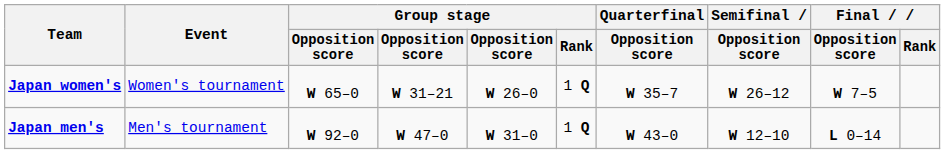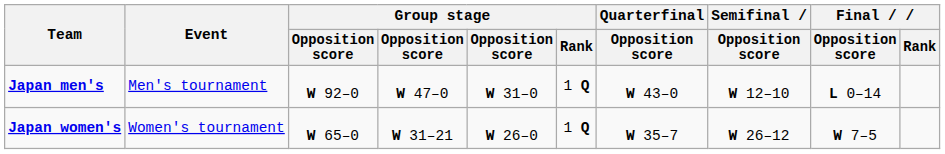rows swapped: (56, 128) <-> (65, 86)
